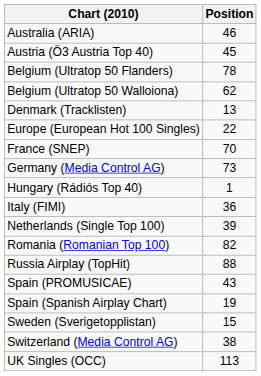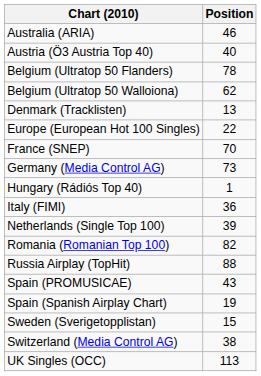(229, 52) 45 -> (229, 52) 40
